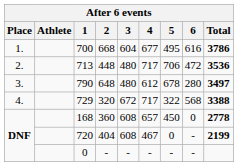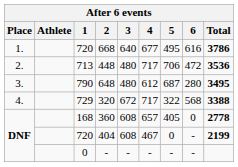(85, 48) 700 -> (85, 48) 720
(128, 48) 604 -> (128, 48) 640
(171, 83) 678 -> (171, 83) 687
(218, 83) 3497 -> (218, 83) 3495
(171, 118) 450 -> (171, 118) 405
